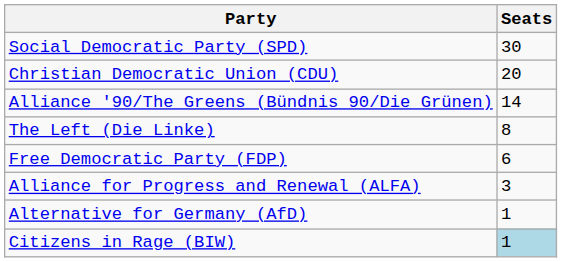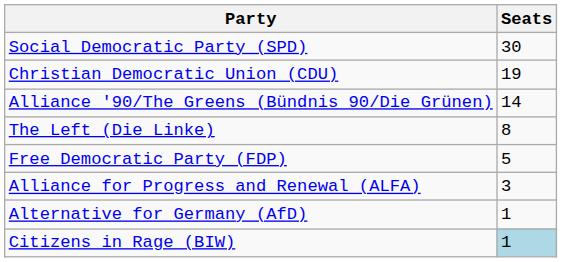(511, 75) 20 -> (511, 75) 19
(506, 158) 6 -> (506, 158) 5
